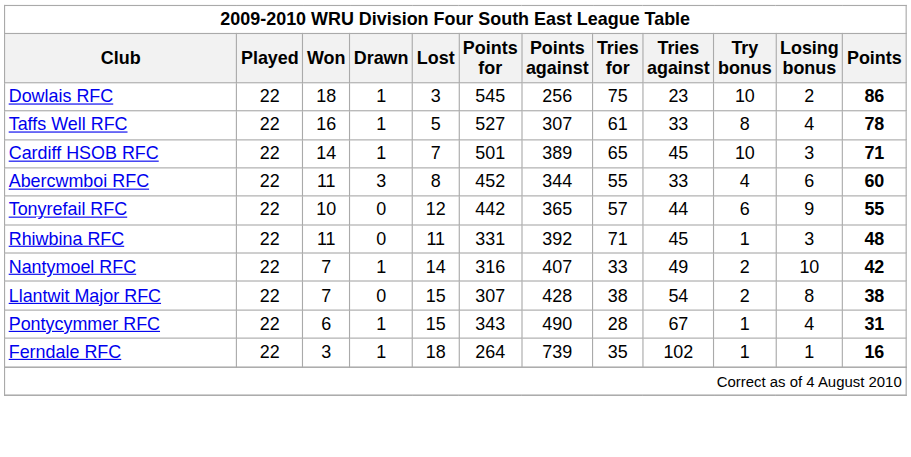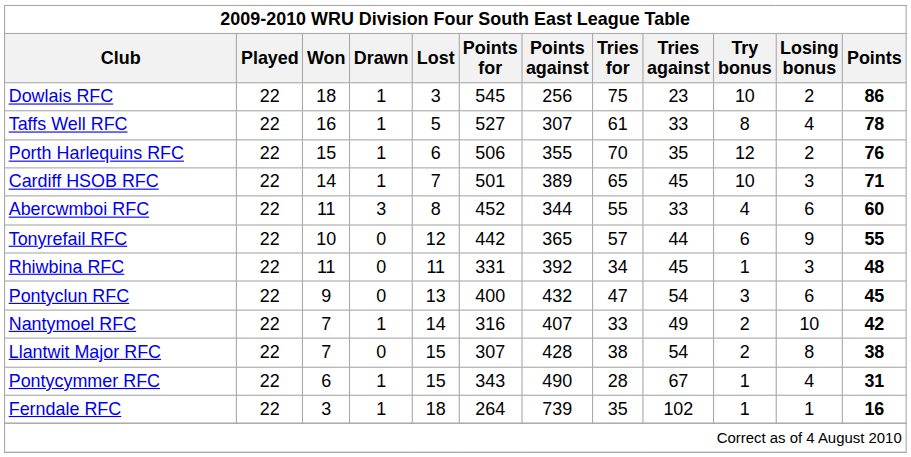+ row: (96, 153)
(618, 238) 71 -> (618, 267) 34
+ row: (69, 295)
